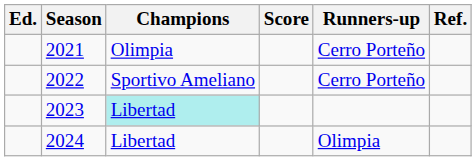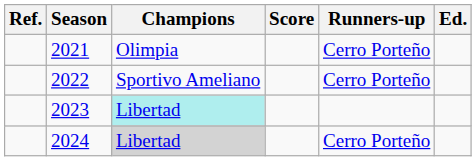columns swapped: (23, 19) <-> (451, 19)
(143, 140) no background -> (148, 140) lightgrey background
(349, 140) Olimpia -> (377, 140) Cerro Porteño
